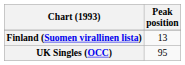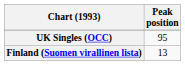rows swapped: (74, 38) <-> (74, 53)
